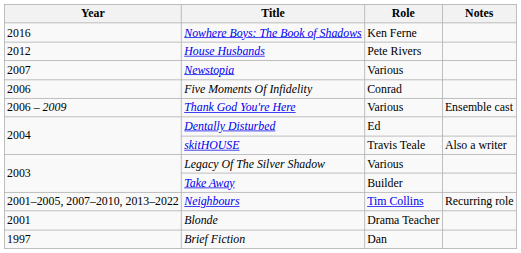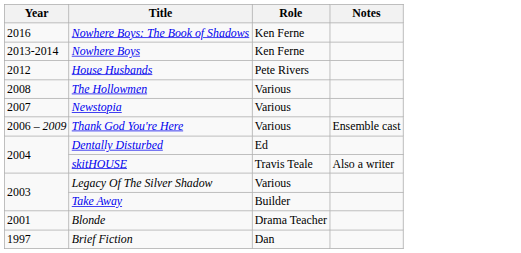+ row: (106, 51)
+ row: (109, 88)
- row: (248, 88)
- row: (212, 201)
